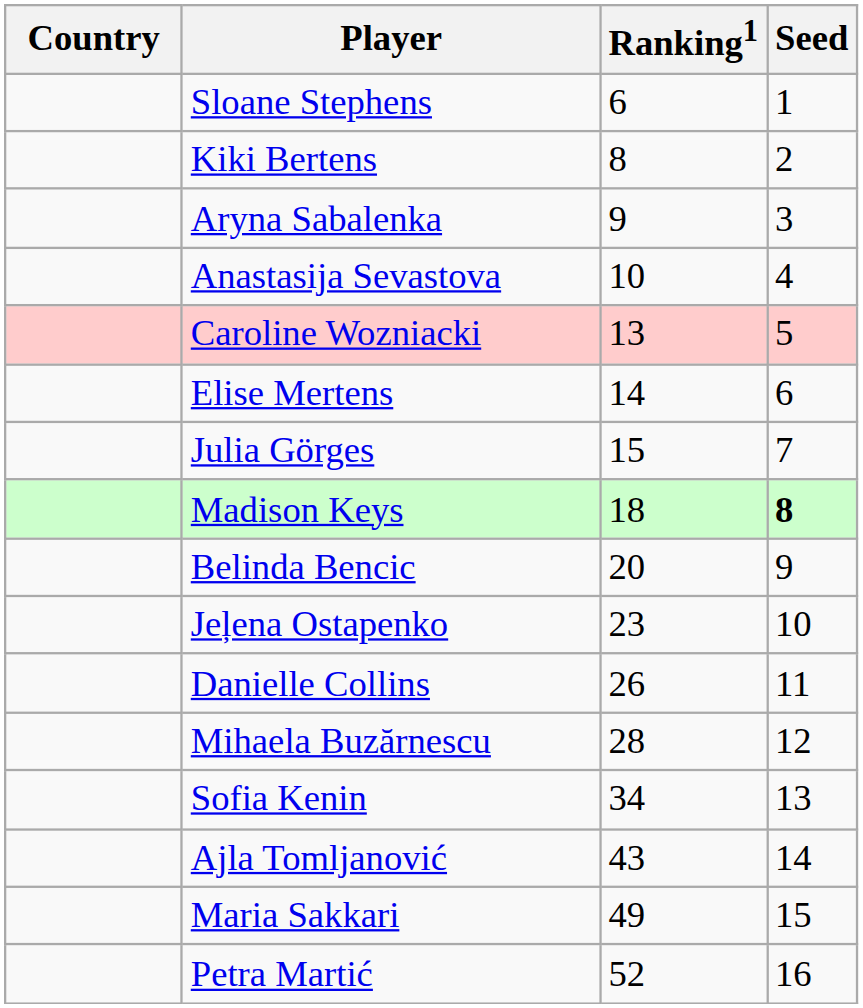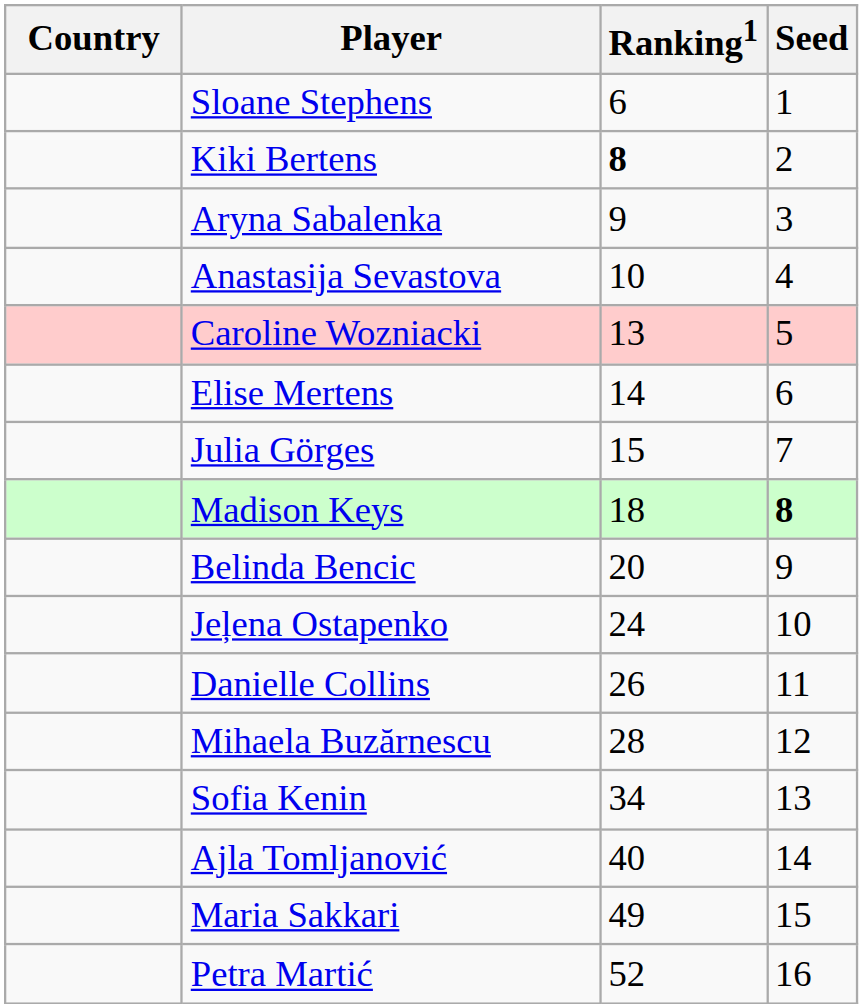(618, 159) normal -> (618, 159) bold
(627, 624) 23 -> (627, 624) 24
(627, 856) 43 -> (627, 856) 40
